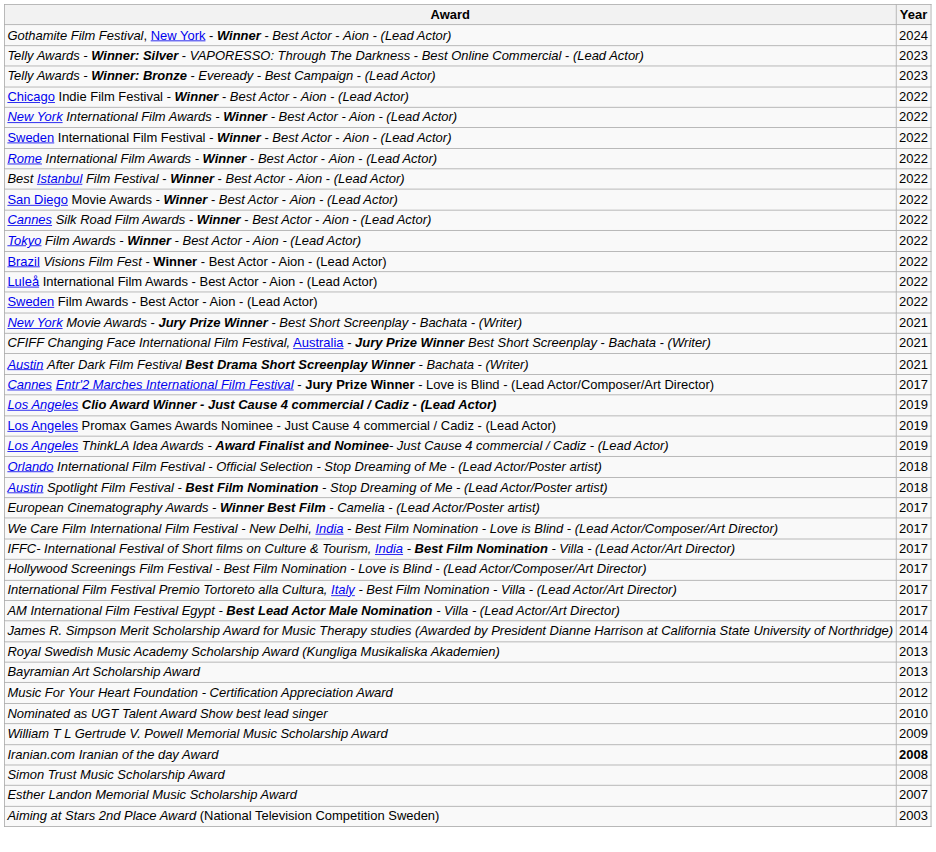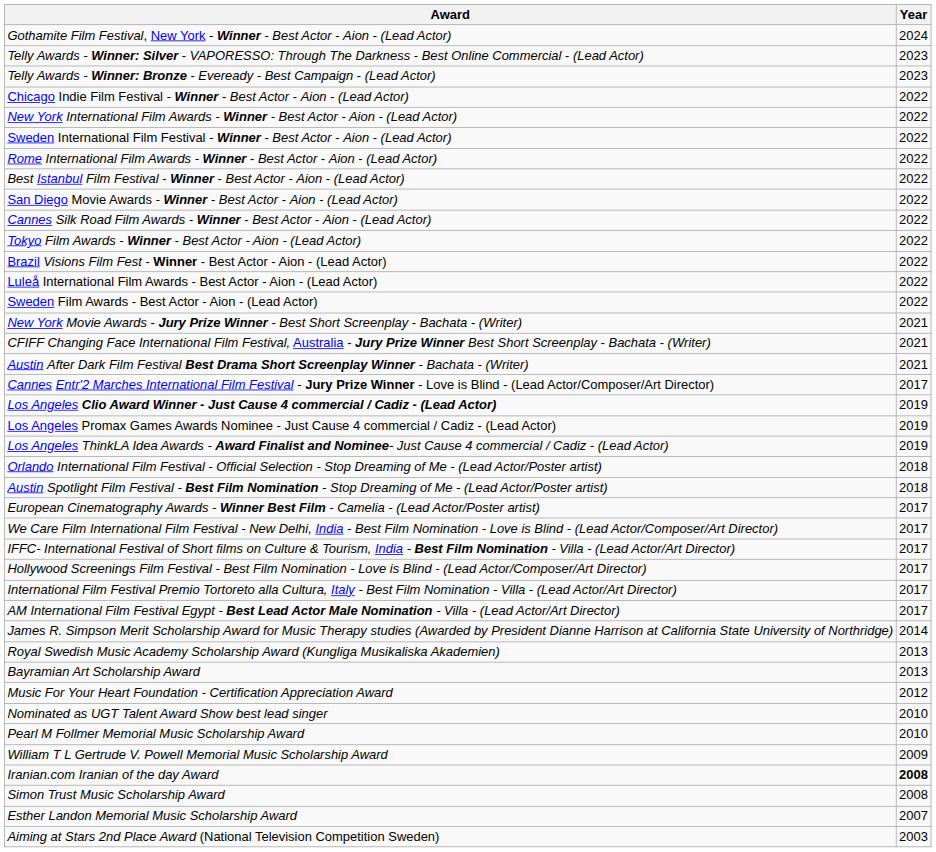+ row: (156, 734)
